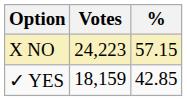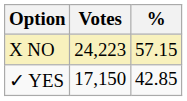(100, 79) 18,159 -> (100, 79) 17,150
